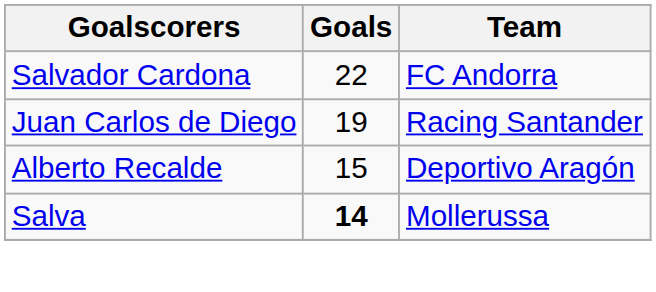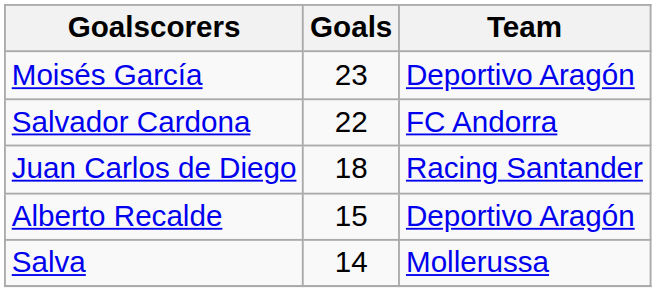+ row: (107, 74)
(351, 121) 19 -> (351, 168) 18
(351, 215) bold -> (351, 262) normal
